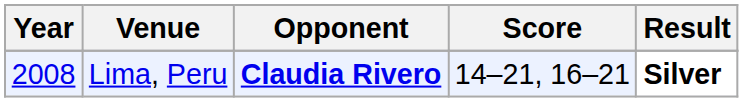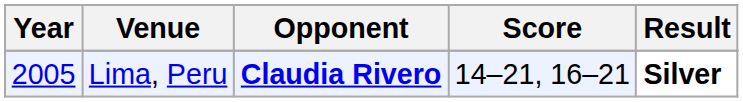(44, 73) 2008 -> (44, 73) 2005
